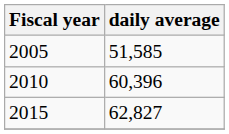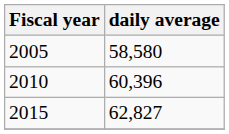(135, 50) 51,585 -> (135, 50) 58,580
